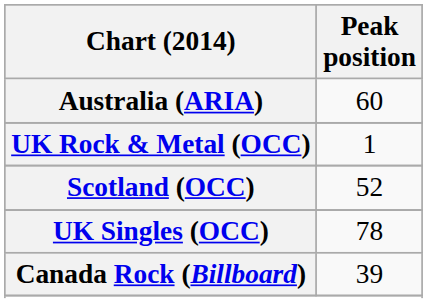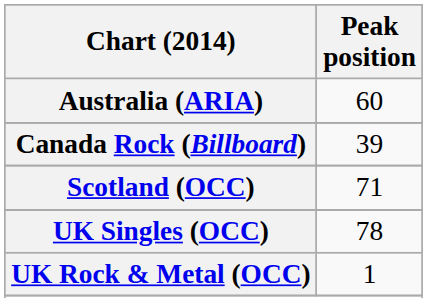rows swapped: (161, 273) <-> (161, 143)
(370, 187) 52 -> (370, 187) 71
